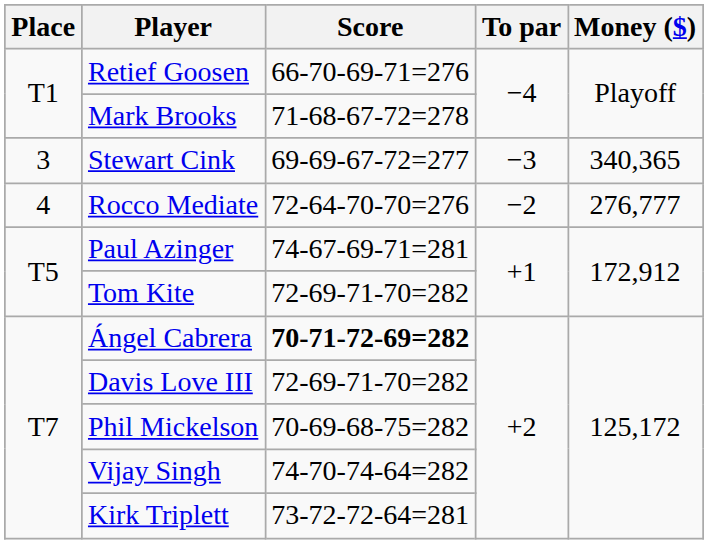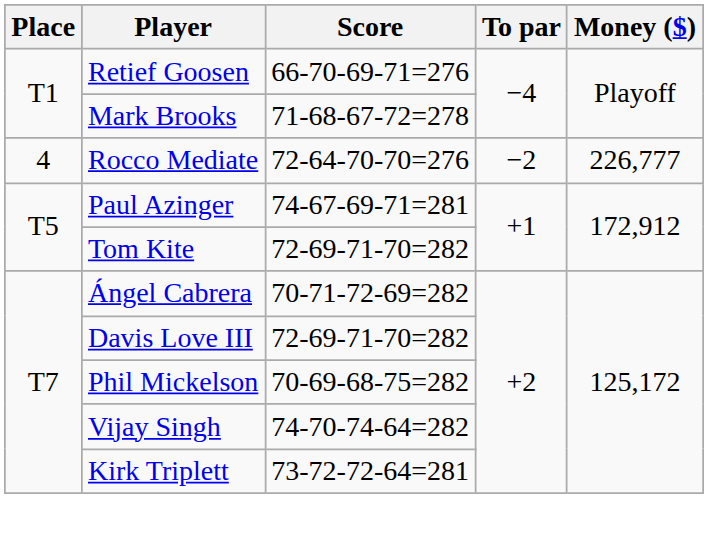- row: (161, 159)
(635, 204) 276,777 -> (635, 159) 226,777
(370, 337) bold -> (370, 293) normal
